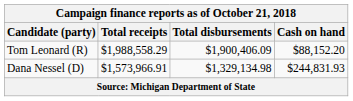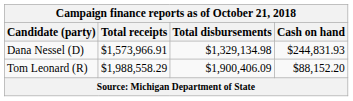rows swapped: (47, 50) <-> (45, 68)
